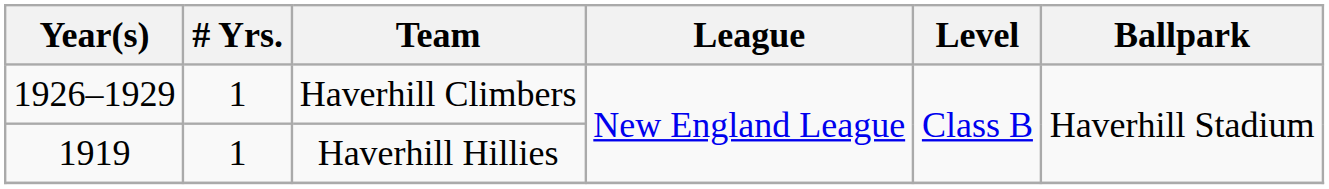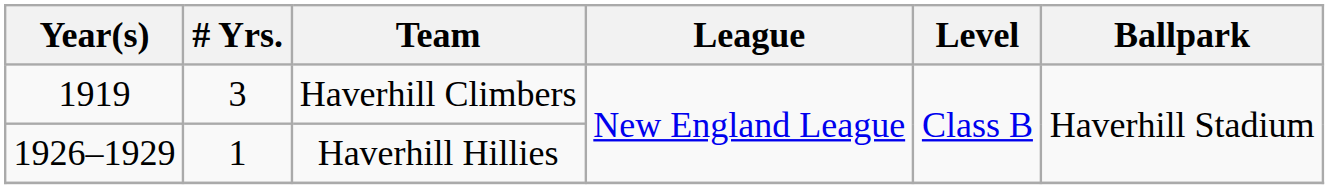(95, 93) 1926–1929 -> (95, 93) 1919
(238, 93) 1 -> (238, 93) 3
(95, 153) 1919 -> (95, 153) 1926–1929
